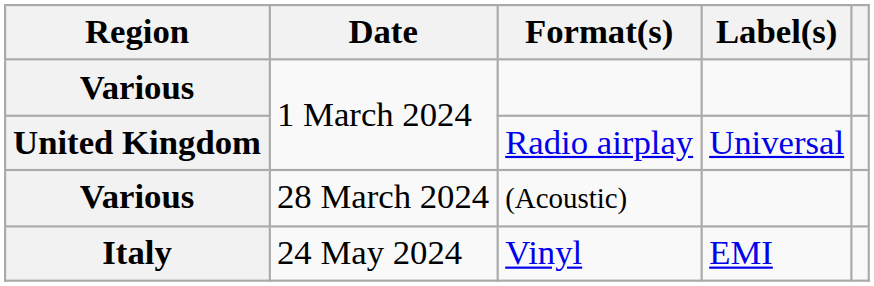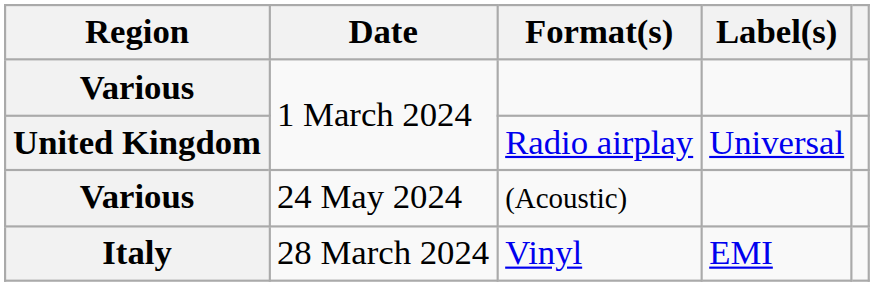(383, 197) 28 March 2024 -> (370, 197) 24 May 2024
(370, 252) 24 May 2024 -> (383, 252) 28 March 2024
